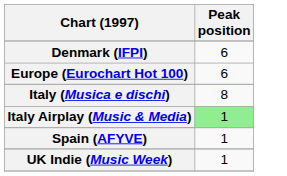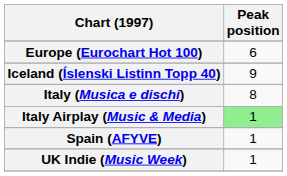- row: (100, 52)
+ row: (114, 73)
